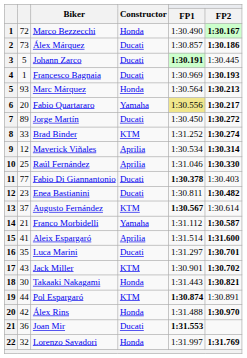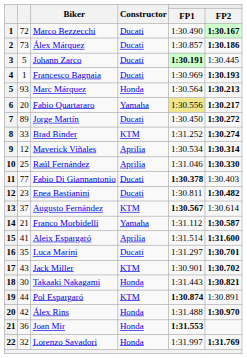(132, 30) Honda -> (132, 30) Ducati
(132, 326) Ducati -> (132, 326) Honda
